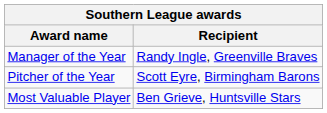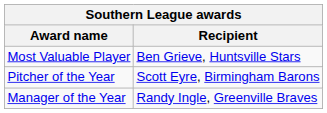rows swapped: (69, 98) <-> (67, 56)
